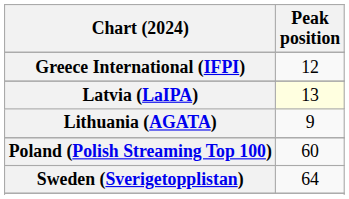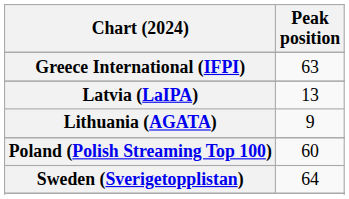(310, 66) 12 -> (310, 66) 63
(310, 94) lightyellow background -> (310, 94) no background
